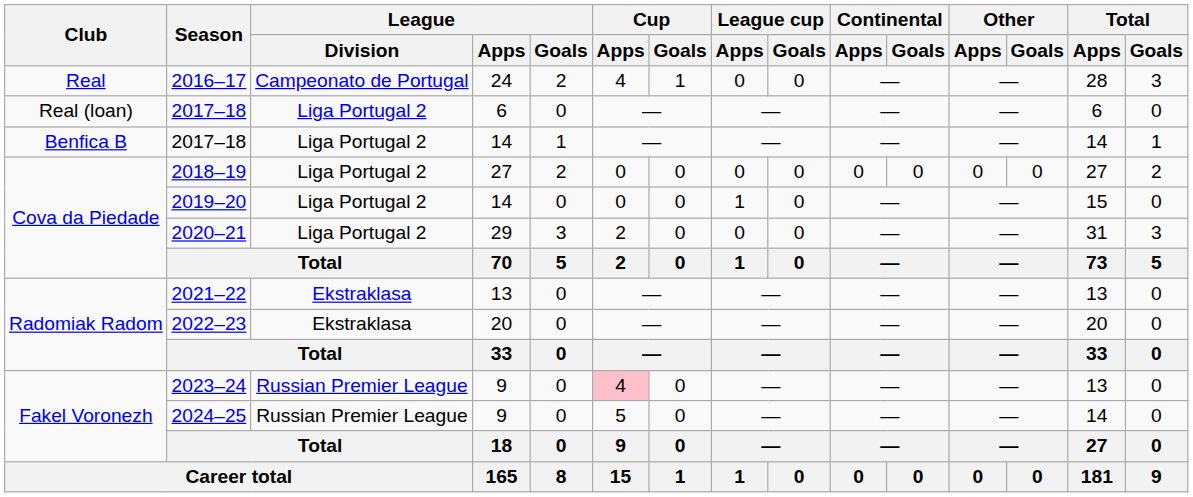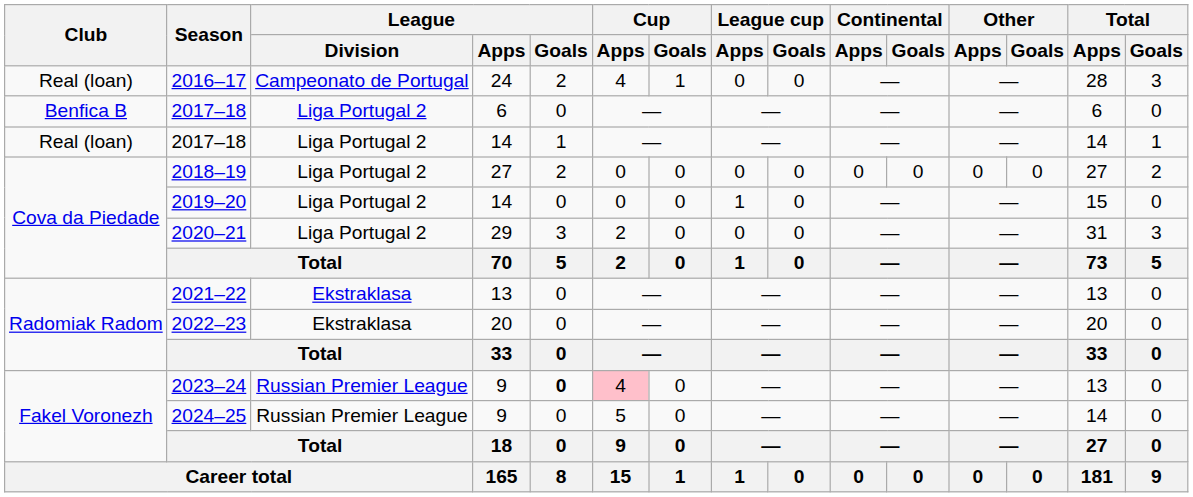(86, 80) Real -> (86, 80) Real (loan)
(86, 111) Real (loan) -> (86, 111) Benfica B
(86, 141) Benfica B -> (86, 141) Real (loan)
(561, 385) normal -> (561, 385) bold
